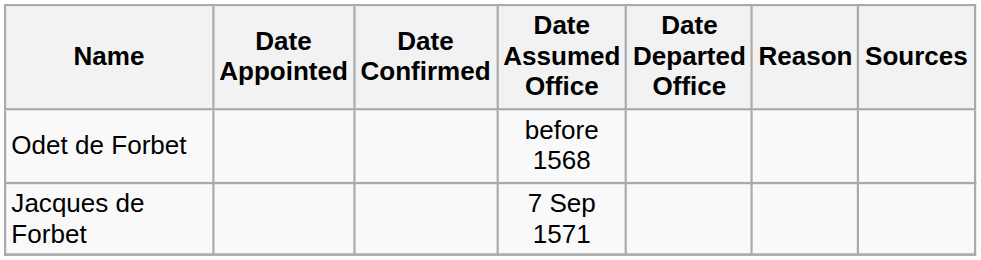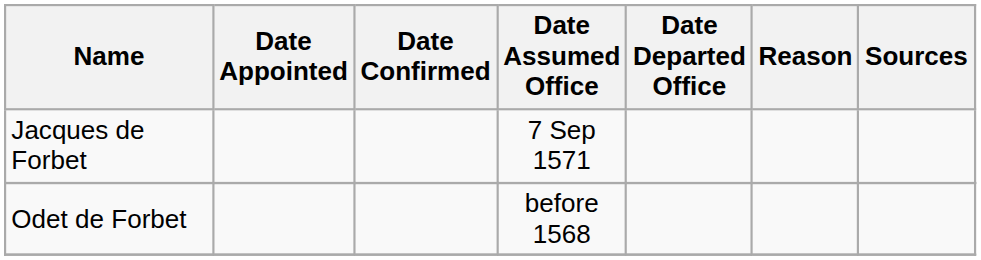rows swapped: (99, 145) <-> (78, 219)
